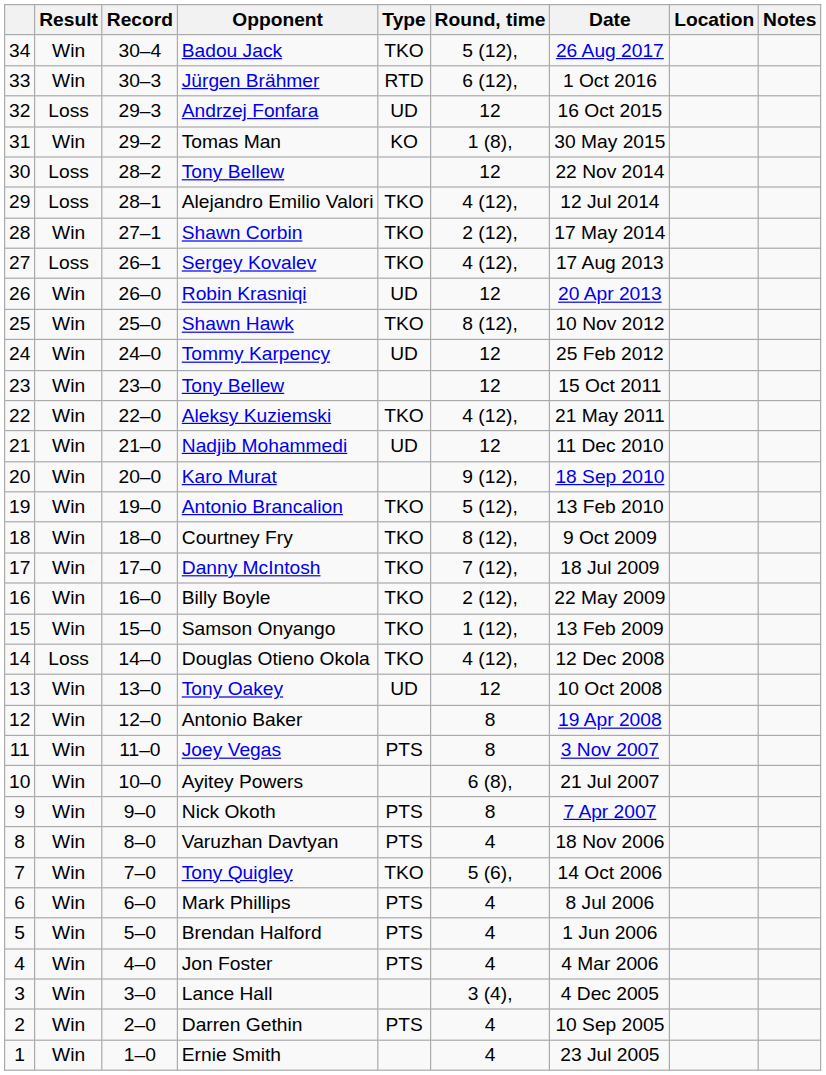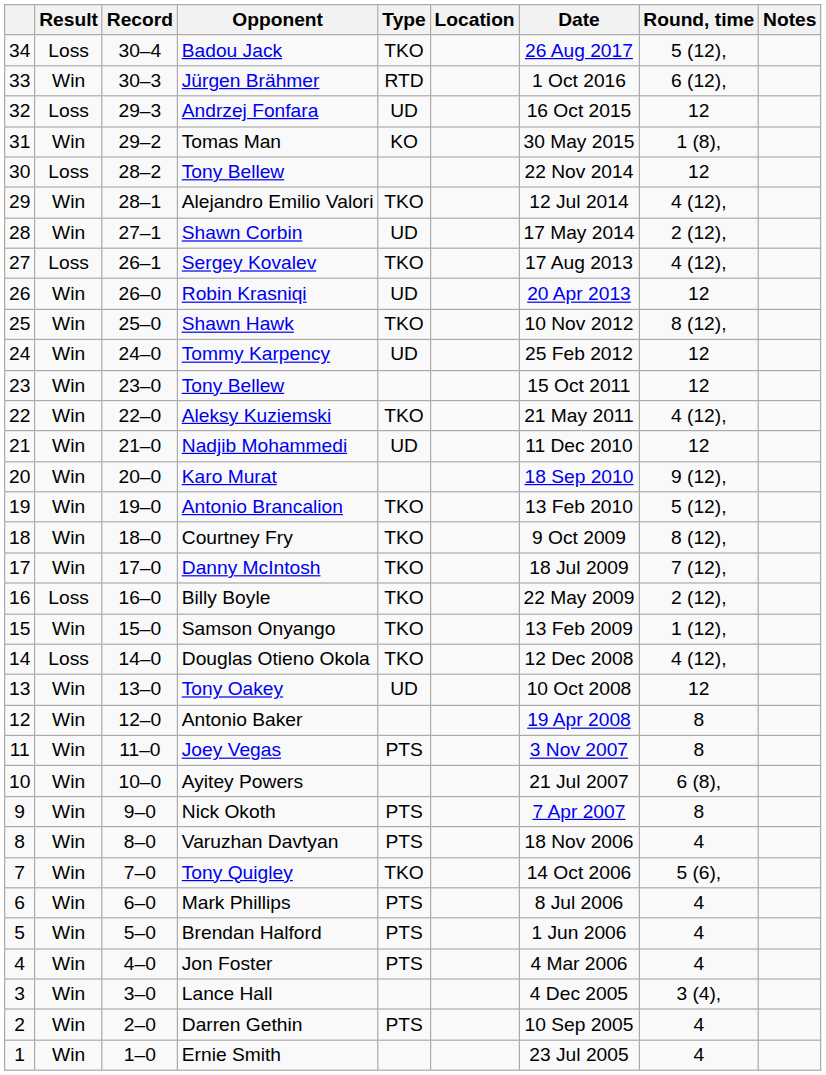columns swapped: (490, 19) <-> (714, 19)
(69, 50) Win -> (69, 50) Loss
(69, 202) Loss -> (69, 202) Win
(404, 232) TKO -> (404, 232) UD
(69, 598) Win -> (69, 598) Loss
